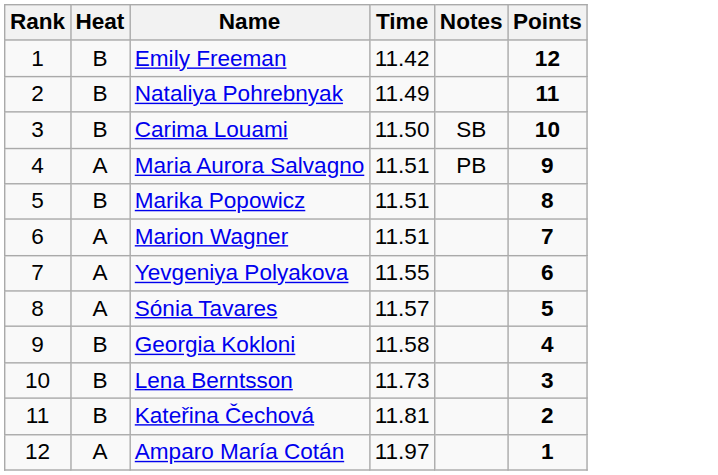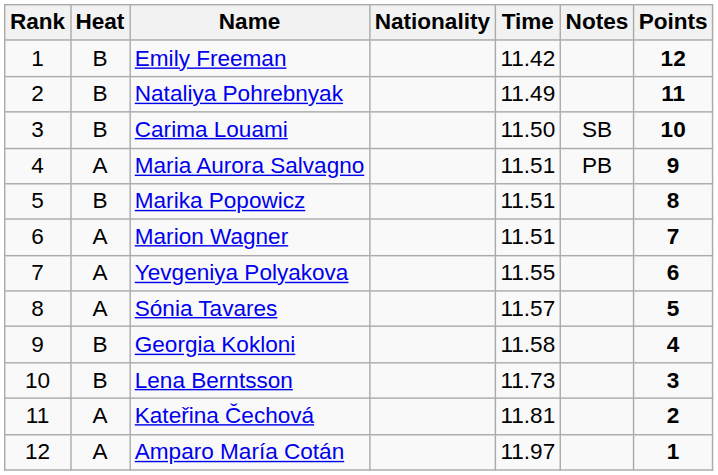+ column: (432, 22)
(100, 415) B -> (100, 415) A
